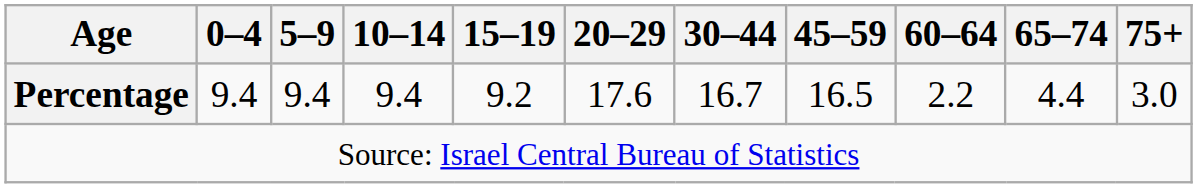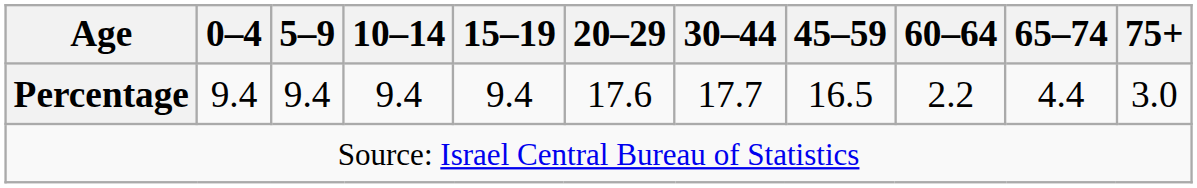(509, 93) 9.2 -> (509, 93) 9.4
(730, 93) 16.7 -> (730, 93) 17.7
